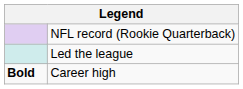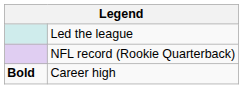rows swapped: (92, 53) <-> (143, 34)
